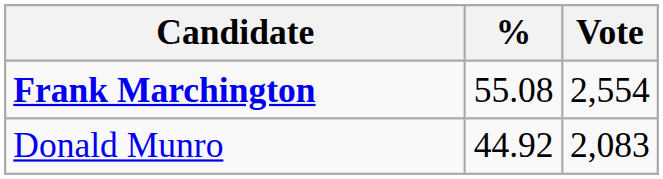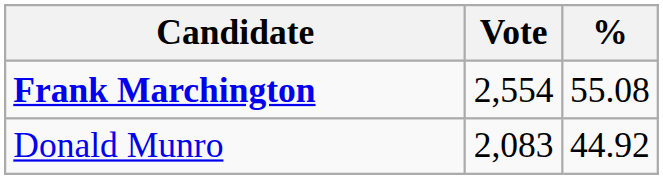columns swapped: (610, 32) <-> (514, 32)
